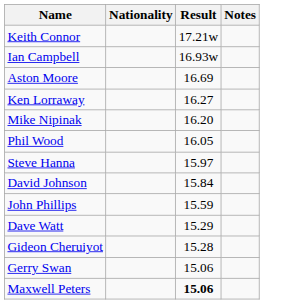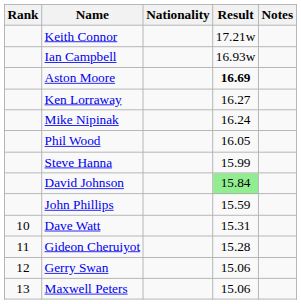+ column: (23, 15)
(198, 78) normal -> (236, 78) bold
(198, 120) 16.20 -> (236, 120) 16.24
(198, 162) 15.97 -> (236, 162) 15.99
(198, 183) no background -> (236, 183) lightgreen background
(198, 225) 15.29 -> (236, 225) 15.31
(198, 288) bold -> (236, 288) normal
